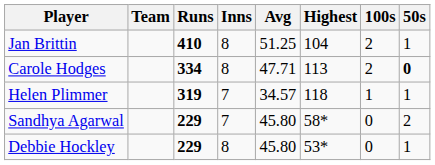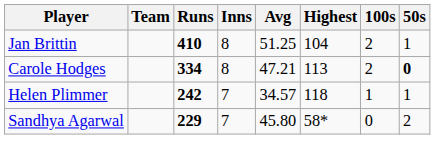(278, 69) 47.71 -> (278, 69) 47.21
(190, 95) 319 -> (190, 95) 242
- row: (62, 146)
